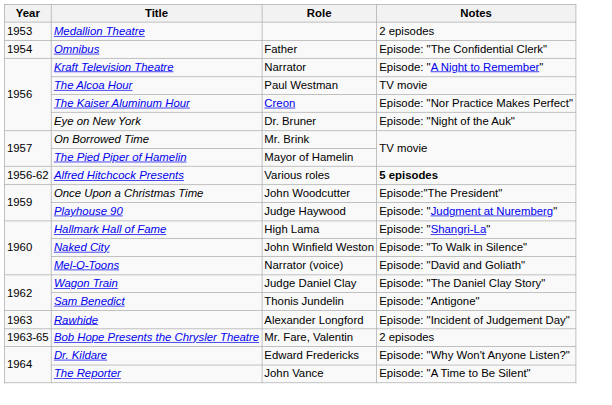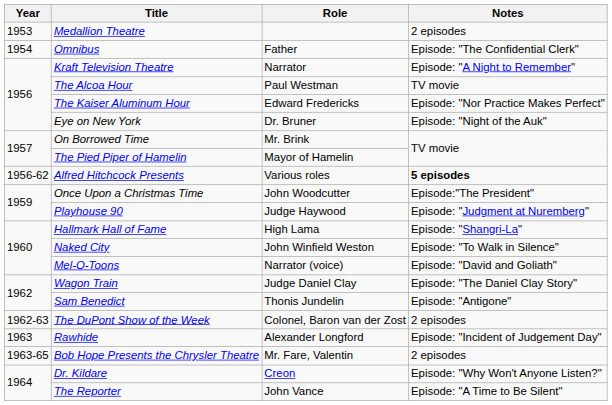(280, 103) Creon -> (312, 103) Edward Fredericks
+ row: (132, 319)
(312, 355) Edward Fredericks -> (280, 373) Creon
